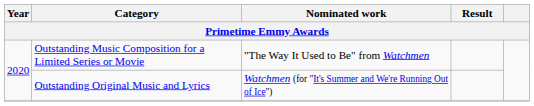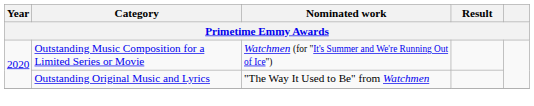(337, 55) "The Way It Used to Be" from Watchmen -> (346, 55) Watchmen (for "It's Summer and We're Running Out of Ice")
(346, 85) Watchmen (for "It's Summer and We're Running Out of Ice") -> (337, 79) "The Way It Used to Be" from Watchmen
